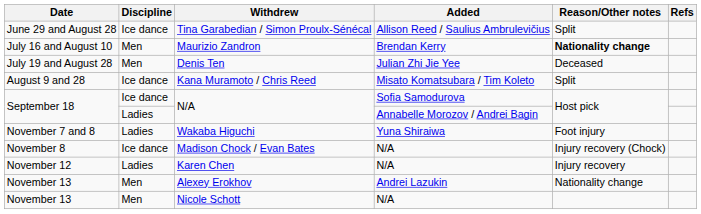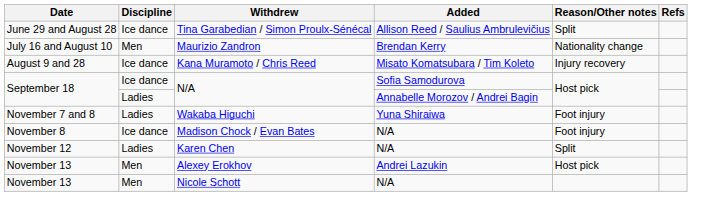(602, 47) bold -> (599, 47) normal
- row: (201, 64)
(565, 81) Split -> (590, 64) Injury recovery
(610, 149) Injury recovery (Chock) -> (580, 132) Foot injury
(590, 166) Injury recovery -> (565, 149) Split
(599, 183) Nationality change -> (577, 166) Host pick
